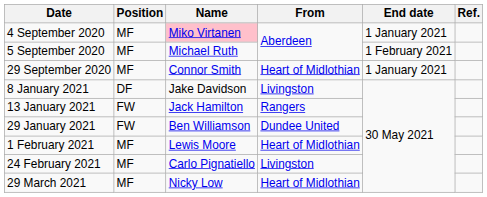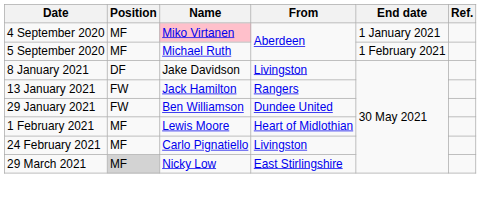- row: (59, 70)
(125, 182) no background -> (119, 164) lightgrey background
(310, 182) Heart of Midlothian -> (298, 164) East Stirlingshire
